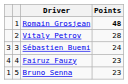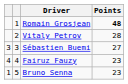(117, 48) 24 -> (117, 48) 27
